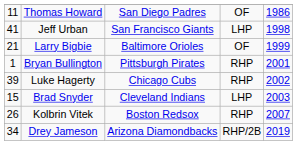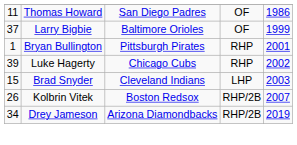- row: (63, 30)
(13, 47) 21 -> (13, 30) 37
(242, 115) RHP -> (242, 98) RHP/2B
